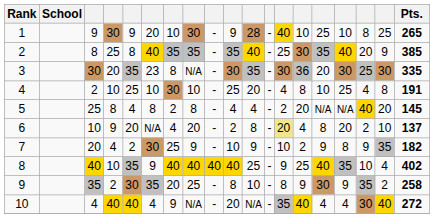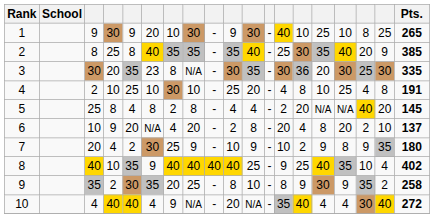(254, 33) 28 -> (254, 33) 30
(284, 128) khaki background -> (284, 128) no background
(412, 147) 182 -> (412, 147) 180
